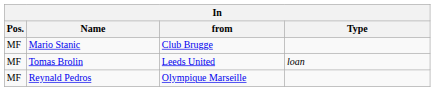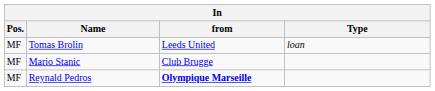rows swapped: (54, 45) <-> (56, 62)
(204, 78) normal -> (207, 78) bold
